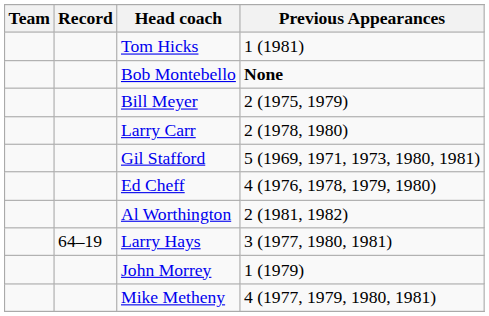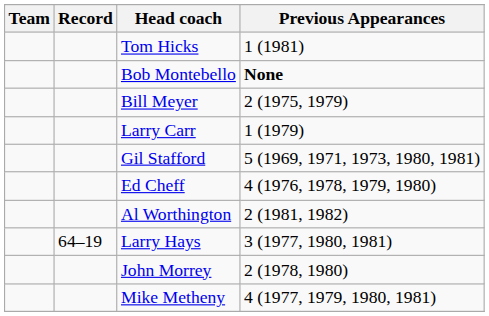(296, 130) 2 (1978, 1980) -> (274, 130) 1 (1979)
(274, 269) 1 (1979) -> (296, 269) 2 (1978, 1980)
